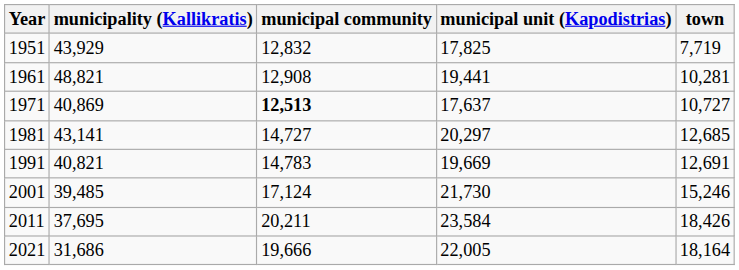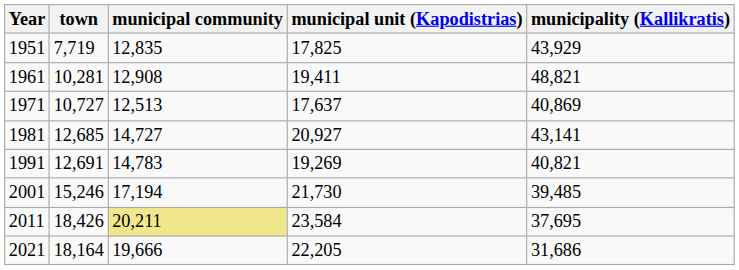columns swapped: (705, 18) <-> (153, 18)
(286, 47) 12,832 -> (137, 47) 12,835
(465, 76) 19,441 -> (316, 76) 19,411
(286, 105) bold -> (137, 105) normal
(465, 134) 20,297 -> (316, 134) 20,927
(465, 163) 19,669 -> (316, 163) 19,269
(286, 192) 17,124 -> (137, 192) 17,194
(286, 221) no background -> (137, 221) khaki background
(465, 250) 22,005 -> (316, 250) 22,205
